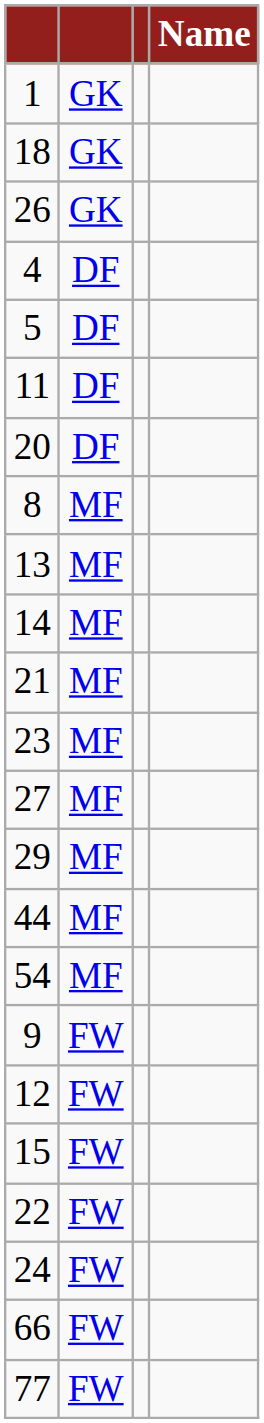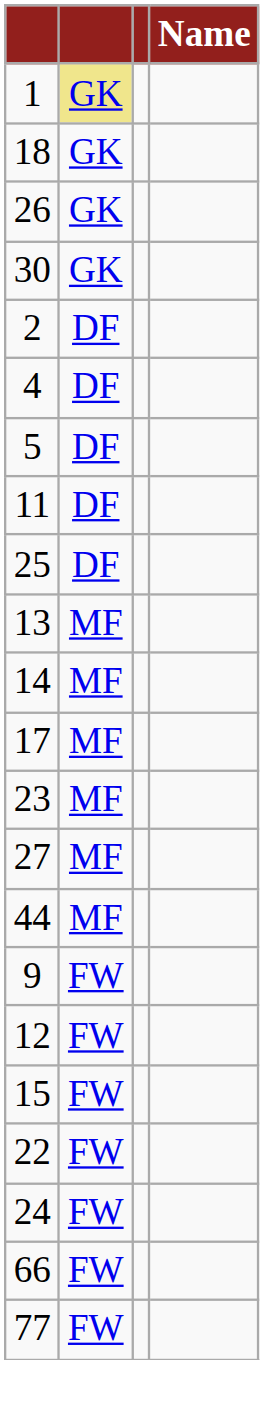(96, 92) no background -> (96, 92) khaki background
+ row: (32, 269)
+ row: (32, 328)
- row: (32, 446)
+ row: (32, 563)
- row: (32, 504)
+ row: (32, 740)
- row: (32, 681)
- row: (32, 858)
- row: (32, 975)
